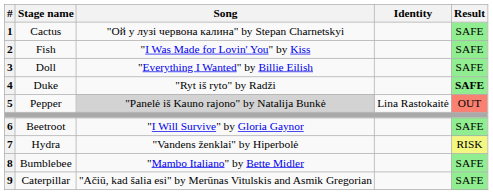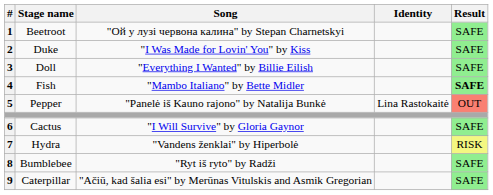(46, 31) Cactus -> (46, 31) Beetroot
(46, 49) Fish -> (46, 49) Duke
(46, 85) Duke -> (46, 85) Fish
(225, 85) "Ryt iš ryto" by Radži -> (225, 85) "Mambo Italiano" by Bette Midler
(225, 103) lightgrey background -> (225, 103) no background
(46, 126) Beetroot -> (46, 126) Cactus
(225, 162) "Mambo Italiano" by Bette Midler -> (225, 162) "Ryt iš ryto" by Radži
